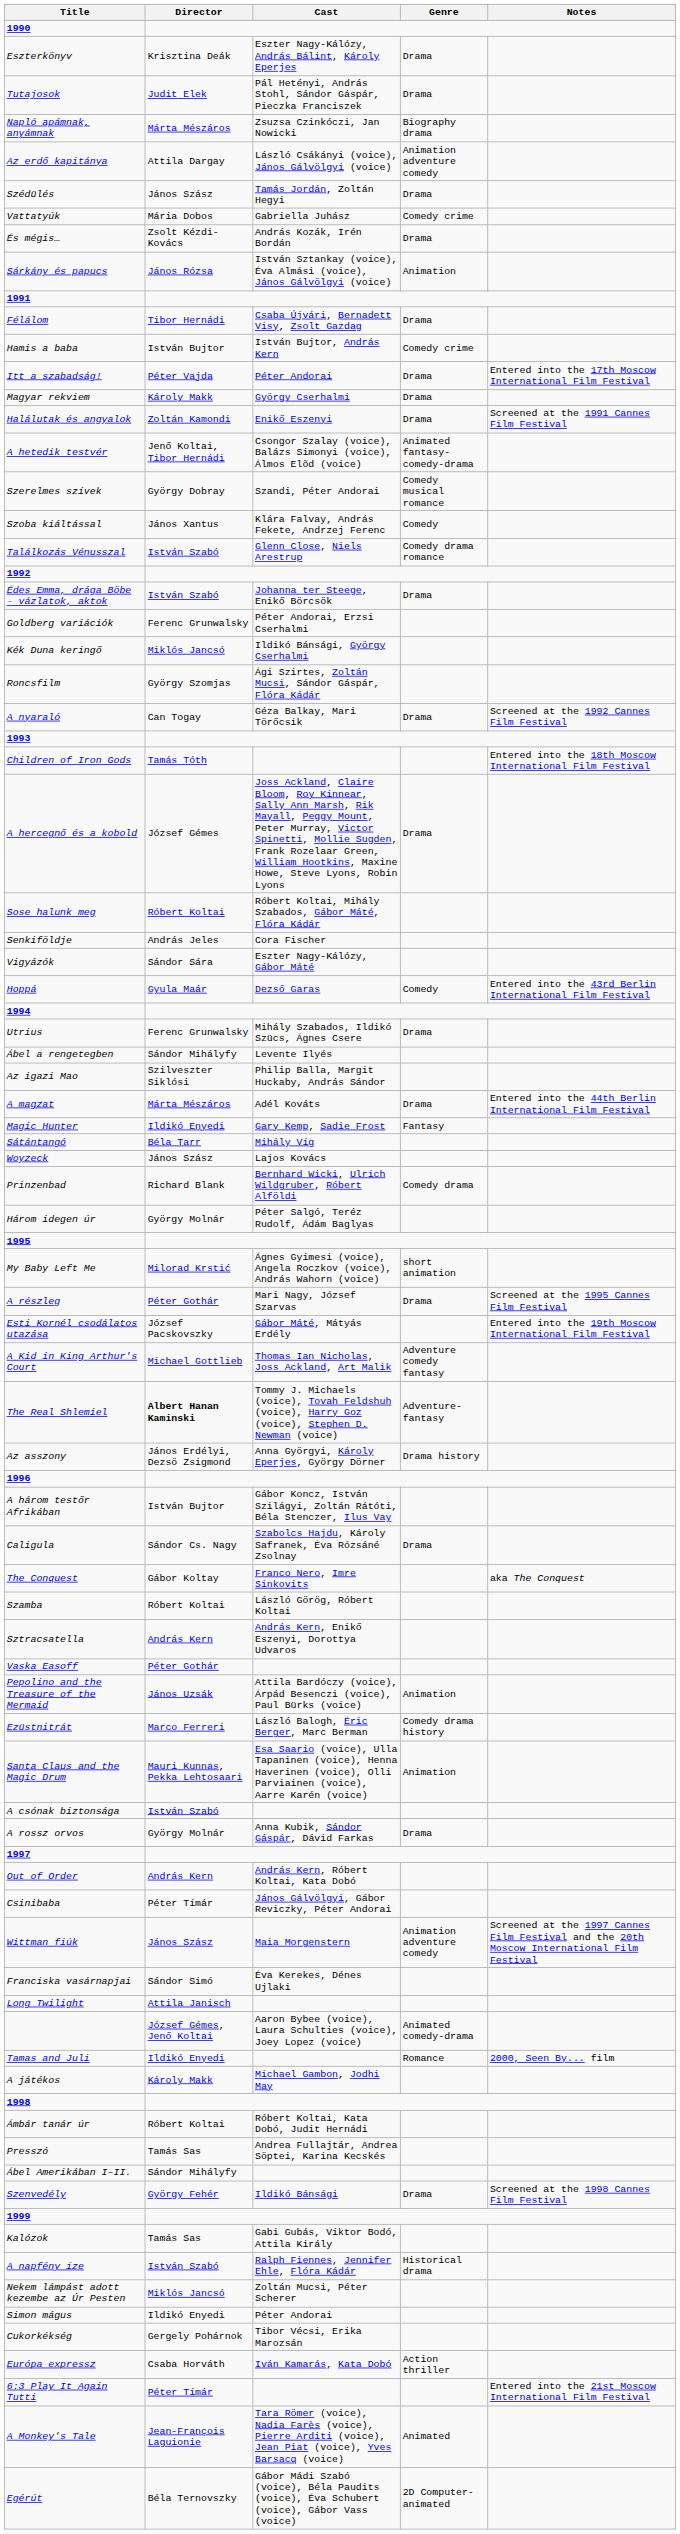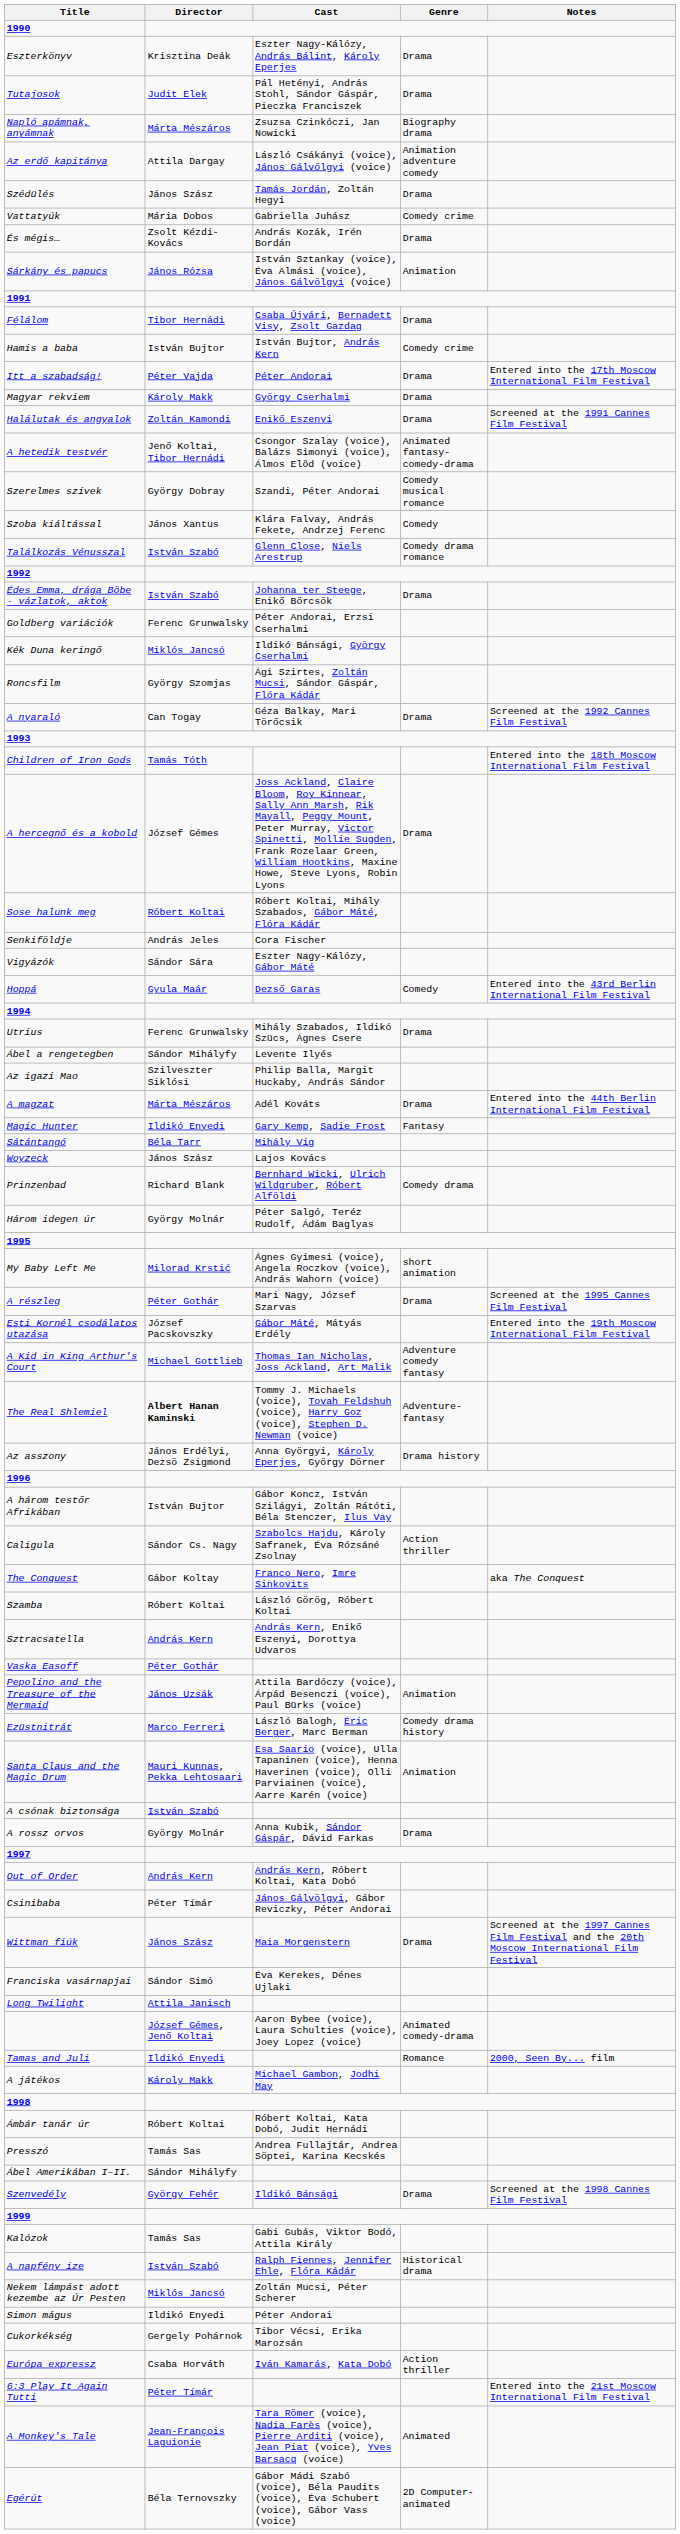(417, 1545) Drama -> (426, 1545) Action thriller
(429, 1943) Animation adventure comedy -> (417, 1943) Drama
